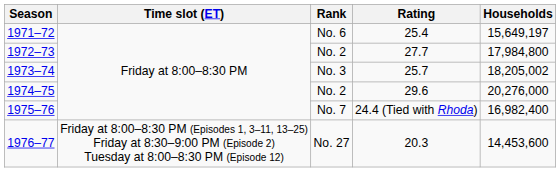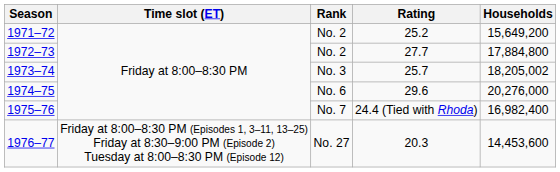(332, 33) No. 6 -> (332, 33) No. 2
(416, 33) 25.4 -> (416, 33) 25.2
(518, 33) 15,649,197 -> (518, 33) 15,649,200
(518, 52) 17,984,800 -> (518, 52) 17,884,800
(332, 91) No. 2 -> (332, 91) No. 6
